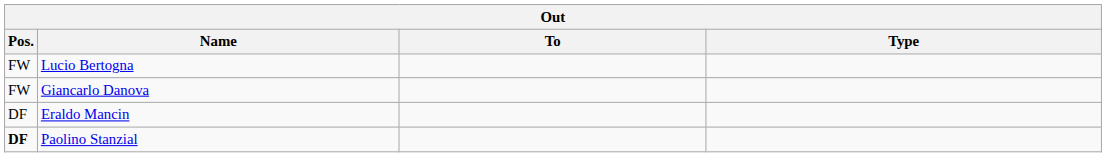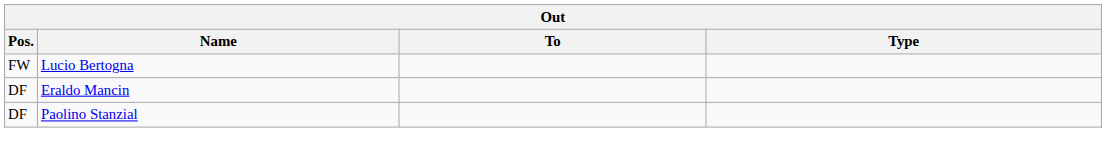- row: (95, 90)
(18, 139) bold -> (17, 114) normal
